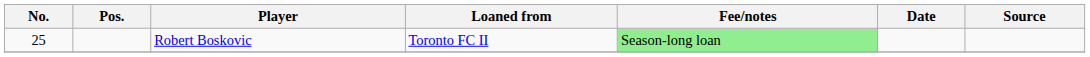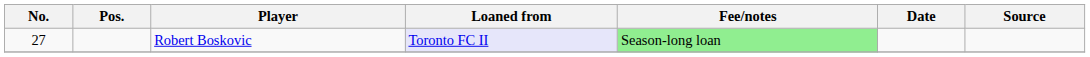(39, 40) 25 -> (39, 40) 27
(448, 40) no background -> (448, 40) lavender background
